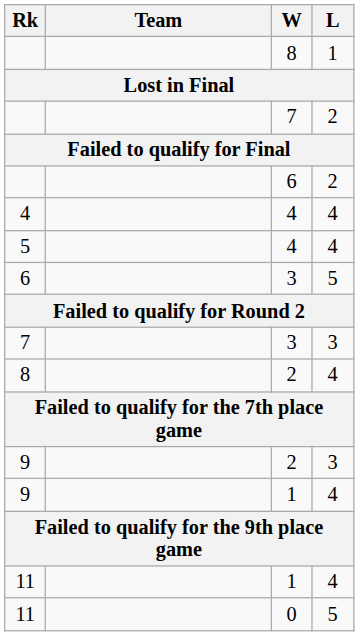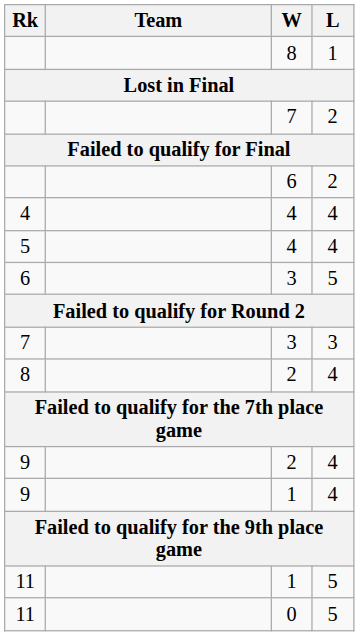(333, 462) 3 -> (333, 462) 4
(333, 581) 4 -> (333, 581) 5
